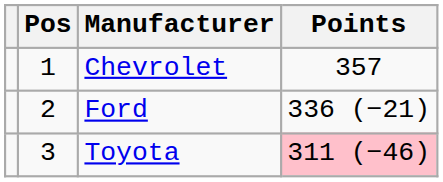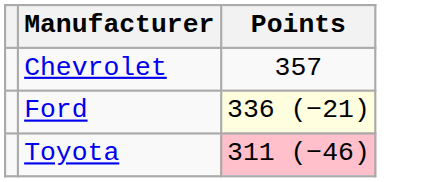- column: (48, 27)
(359, 112) no background -> (298, 112) lightyellow background
